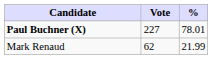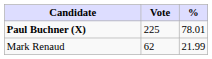(152, 29) 227 -> (152, 29) 225
